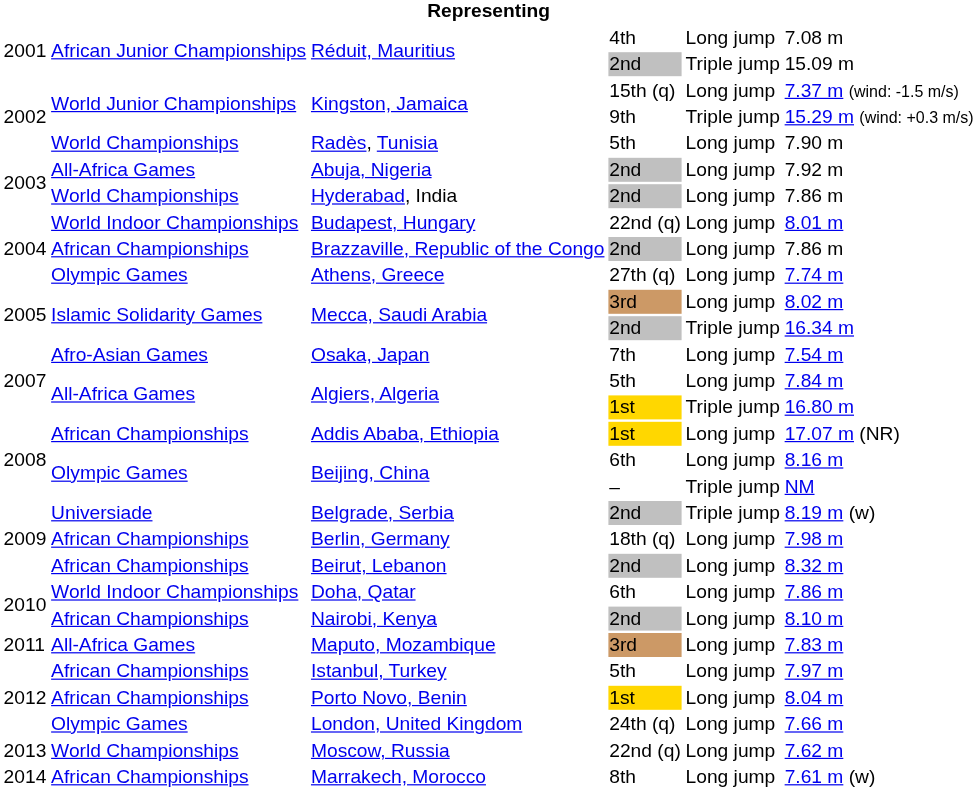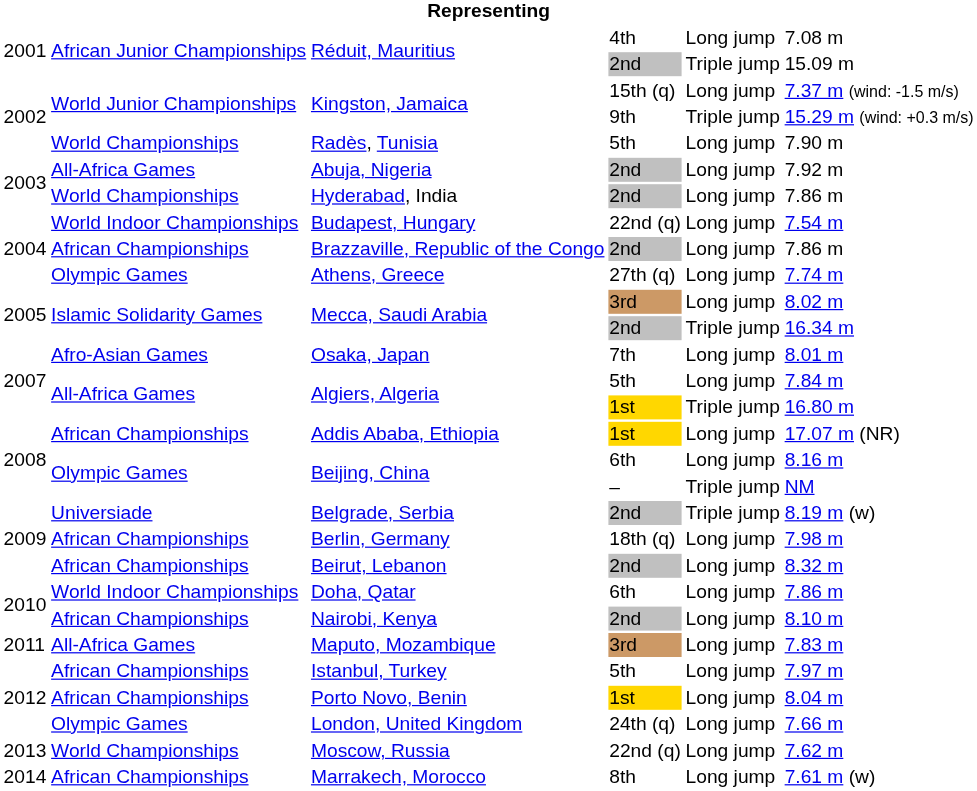(814, 222) 8.01 m -> (814, 222) 7.54 m
(814, 354) 7.54 m -> (814, 354) 8.01 m
